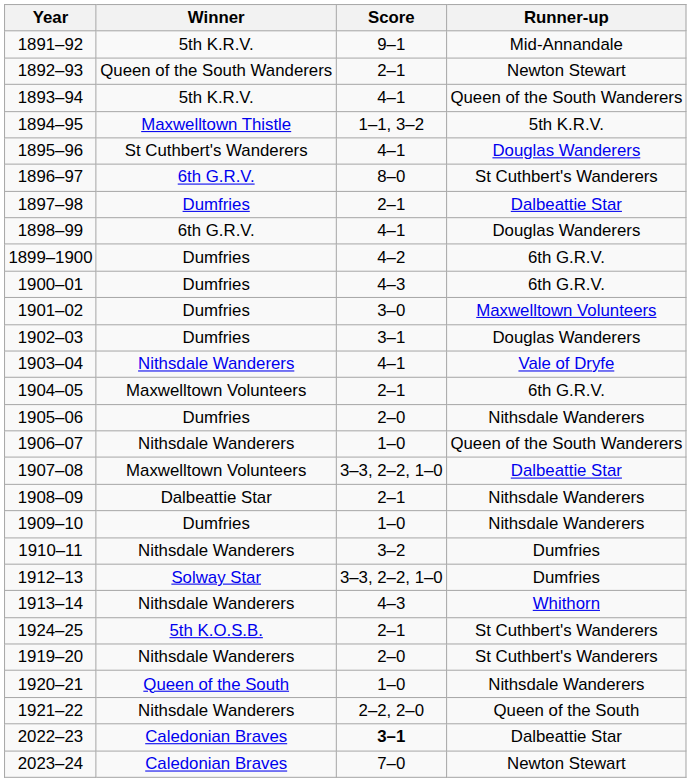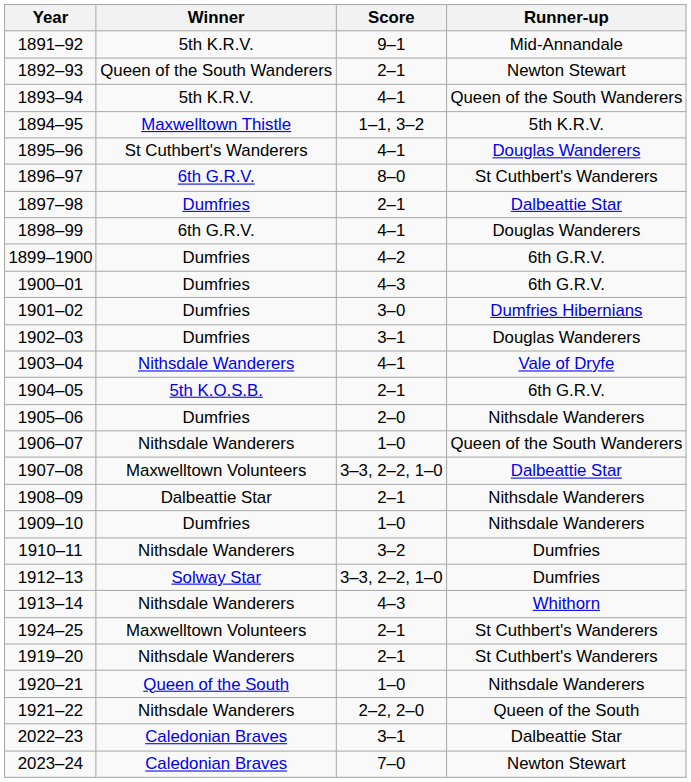(566, 310) Maxwelltown Volunteers -> (566, 310) Dumfries Hibernians
(216, 390) Maxwelltown Volunteers -> (216, 390) 5th K.O.S.B.
(216, 630) 5th K.O.S.B. -> (216, 630) Maxwelltown Volunteers
(391, 657) 2–0 -> (391, 657) 2–1
(391, 737) bold -> (391, 737) normal
